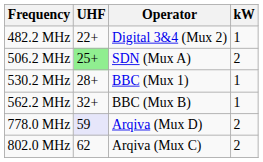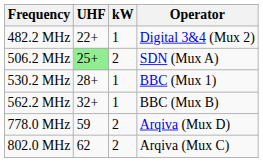columns swapped: (244, 15) <-> (170, 15)
(84, 124) lavender background -> (84, 124) no background
